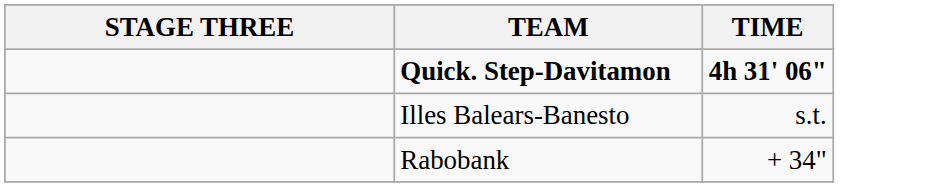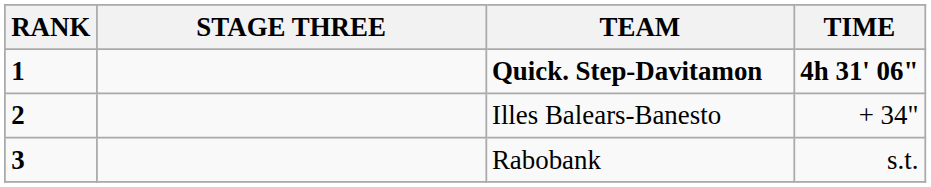+ column: (51, 26)
(811, 115) s.t. -> (889, 115) + 34"
(797, 159) + 34" -> (903, 159) s.t.
